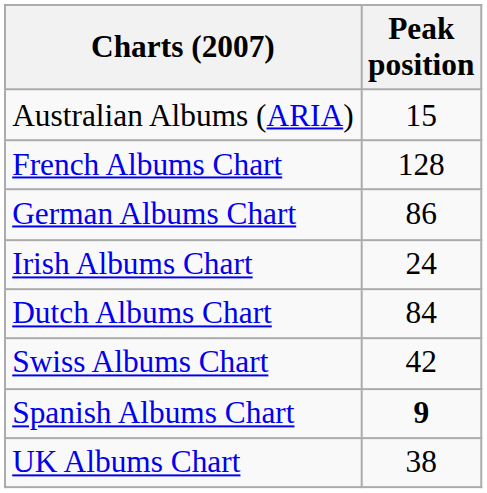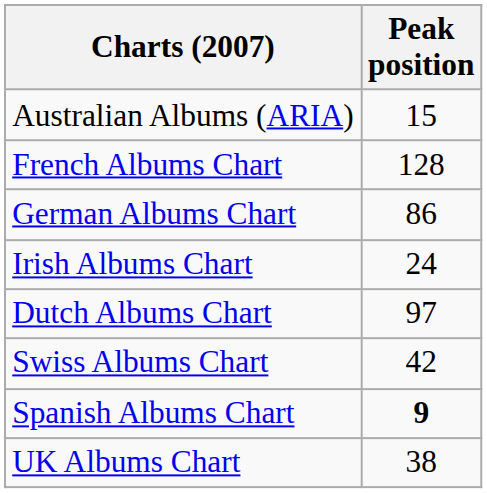(421, 313) 84 -> (421, 313) 97
